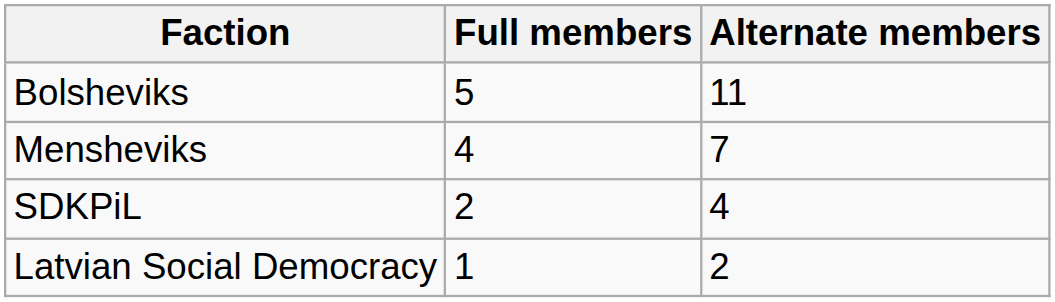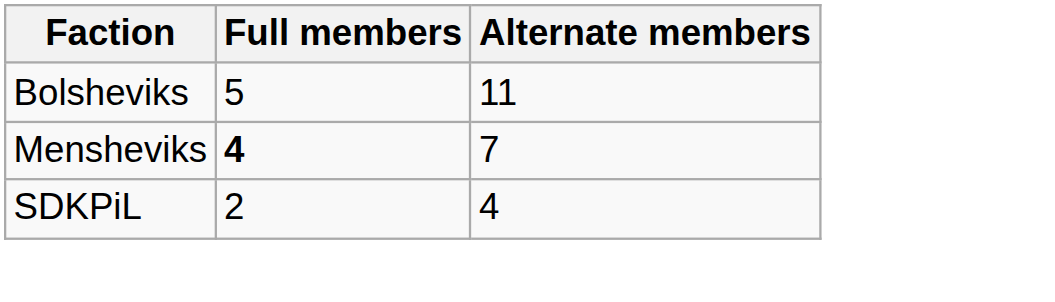(464, 149) normal -> (234, 149) bold
- row: (225, 265)
